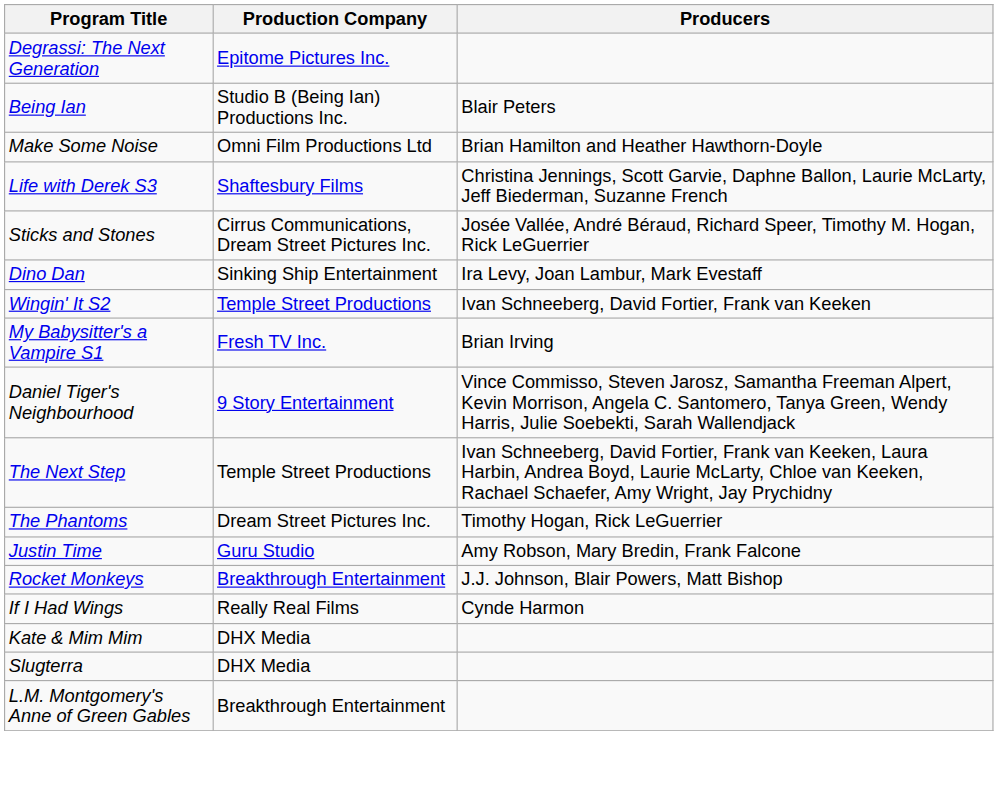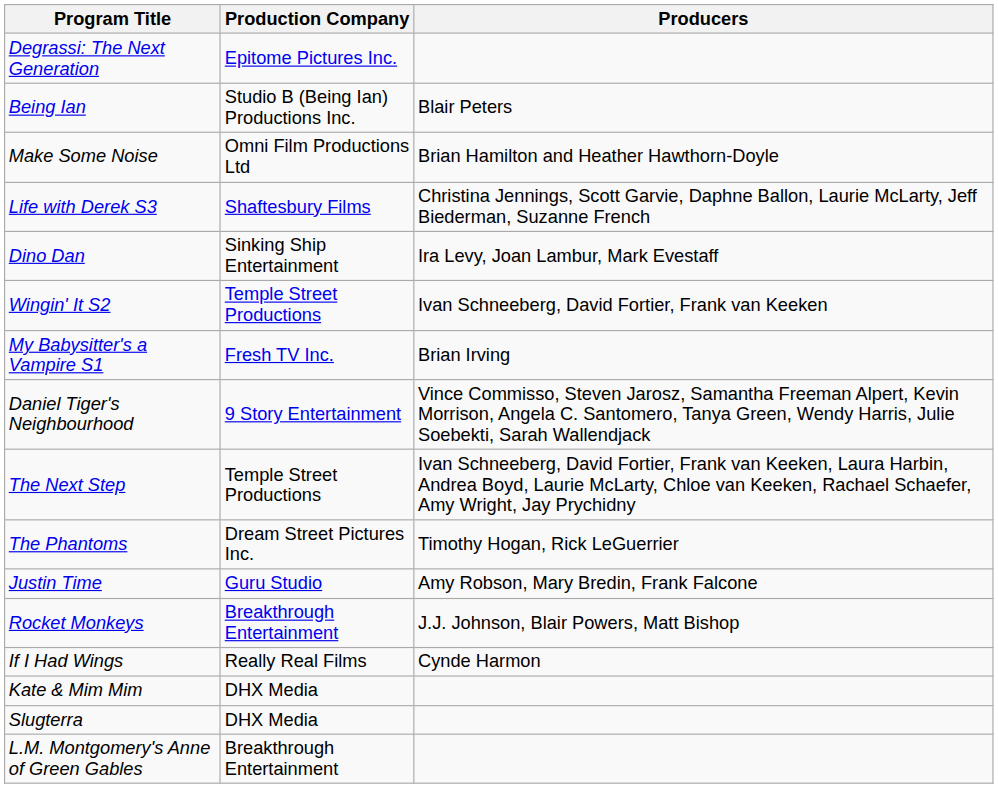- row: (82, 235)
